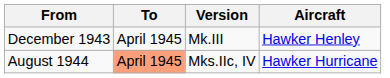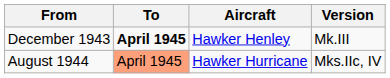columns swapped: (320, 15) <-> (222, 15)
(149, 38) normal -> (151, 38) bold
